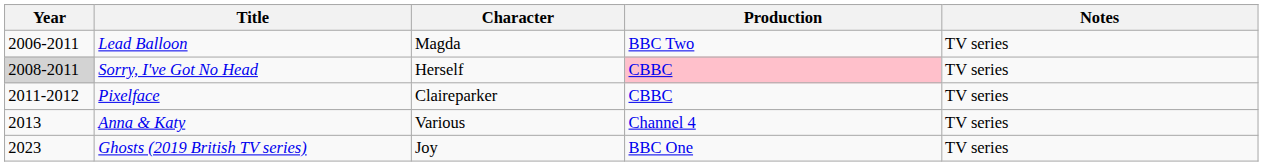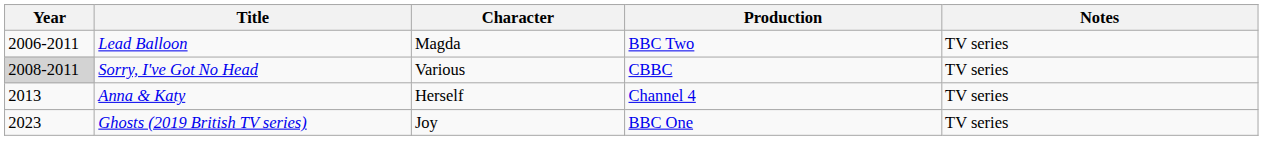(439, 69) Herself -> (440, 69) Various
(650, 69) pink background -> (650, 69) no background
- row: (129, 95)
(440, 122) Various -> (439, 95) Herself
